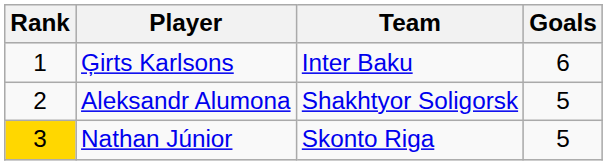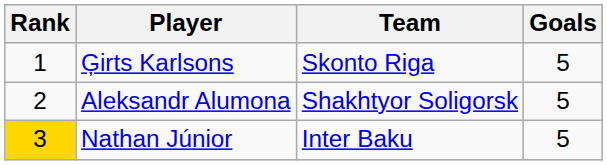(357, 62) Inter Baku -> (368, 62) Skonto Riga
(563, 62) 6 -> (563, 62) 5
(368, 139) Skonto Riga -> (357, 139) Inter Baku
